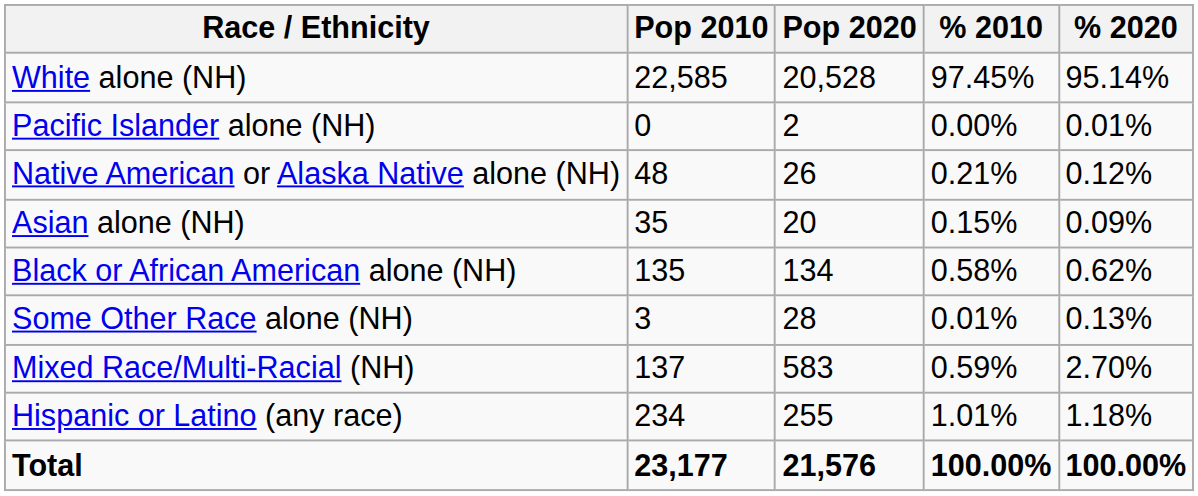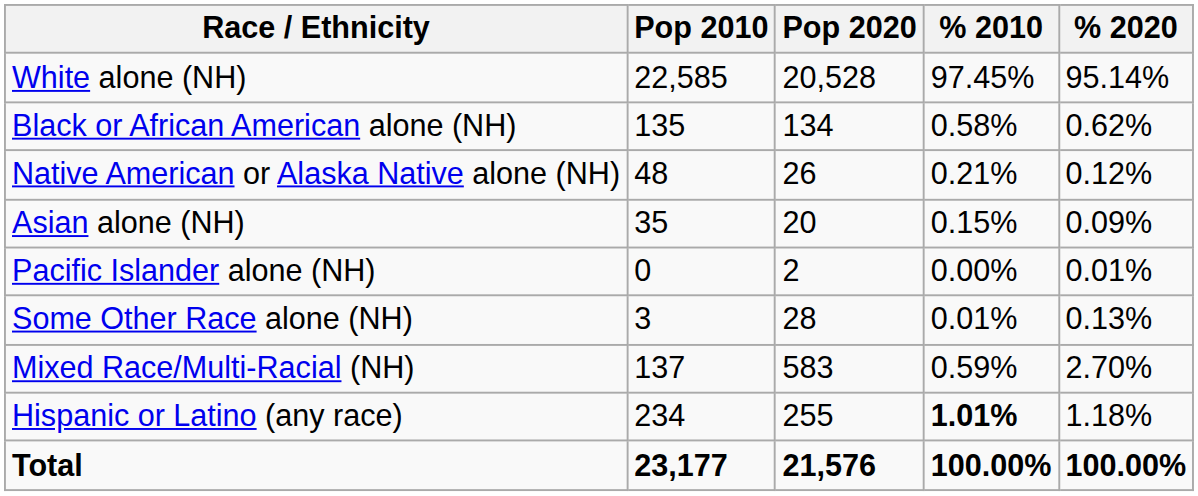rows swapped: (264, 271) <-> (194, 125)
(974, 416) normal -> (974, 416) bold
